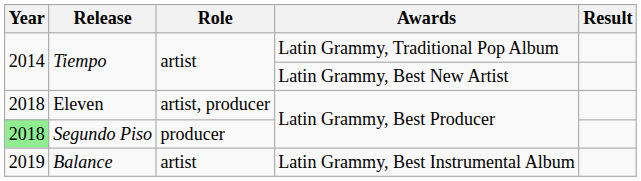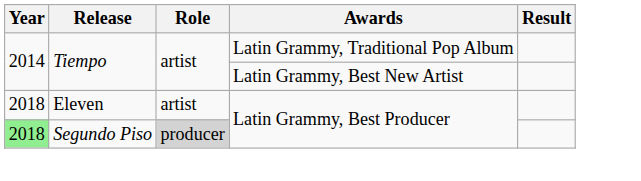(215, 104) artist, producer -> (179, 104) artist
(193, 133) no background -> (193, 133) lightgrey background
- row: (83, 162)
